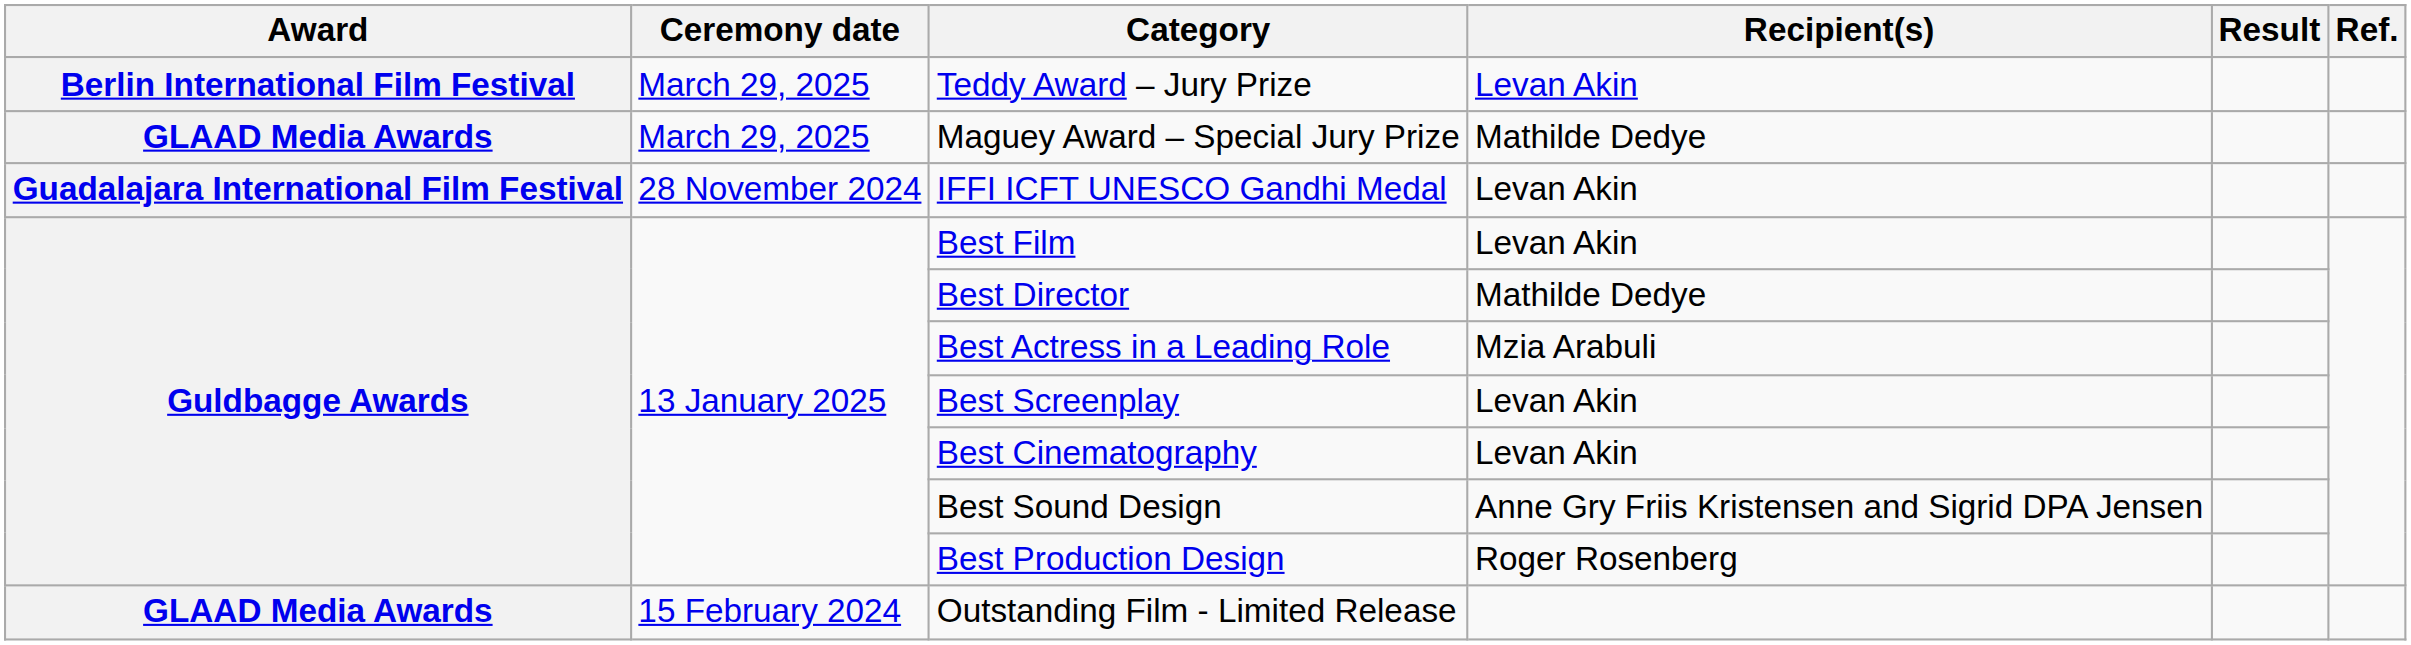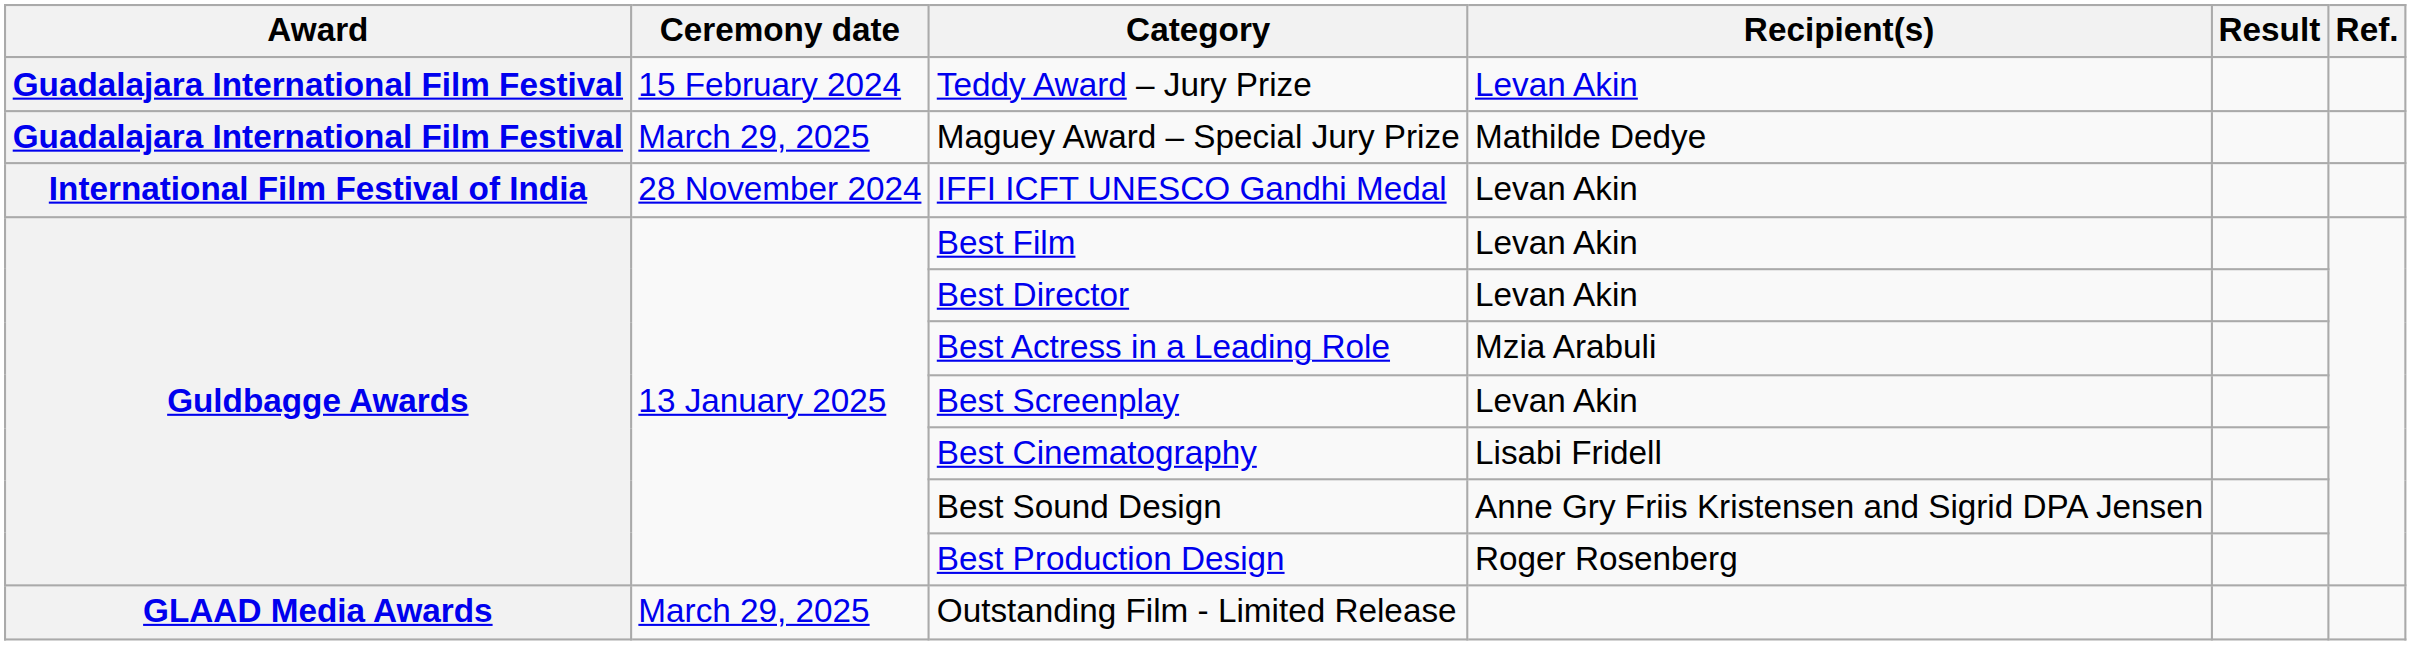(318, 83) Berlin International Film Festival -> (318, 83) Guadalajara International Film Festival
(754, 83) March 29, 2025 -> (770, 83) 15 February 2024
(318, 136) GLAAD Media Awards -> (318, 136) Guadalajara International Film Festival
(318, 189) Guadalajara International Film Festival -> (318, 189) International Film Festival of India
(1591, 294) Mathilde Dedye -> (1556, 294) Levan Akin
(1556, 453) Levan Akin -> (1568, 453) Lisabi Fridell
(770, 611) 15 February 2024 -> (754, 611) March 29, 2025
